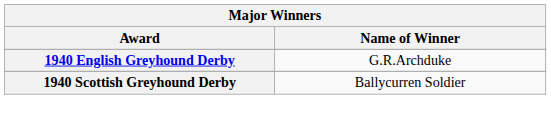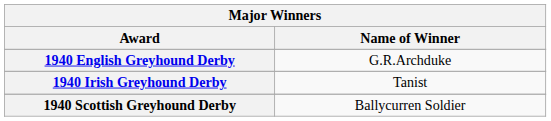+ row: (140, 82)
